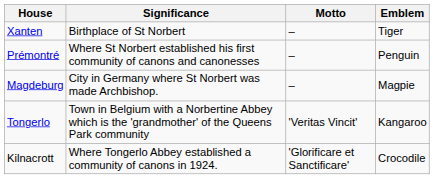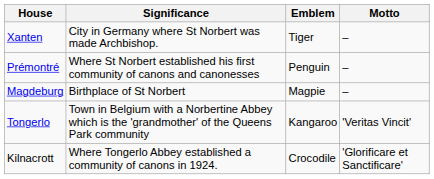columns swapped: (331, 13) <-> (402, 13)
(127, 31) Birthplace of St Norbert -> (164, 37) City in Germany where St Norbert was made Archbishop.
(164, 85) City in Germany where St Norbert was made Archbishop. -> (127, 91) Birthplace of St Norbert
